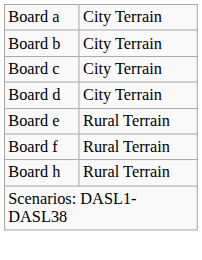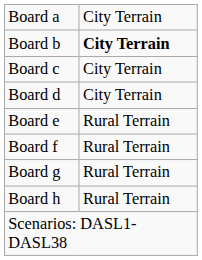(122, 43) normal -> (126, 43) bold
+ row: (34, 172)
